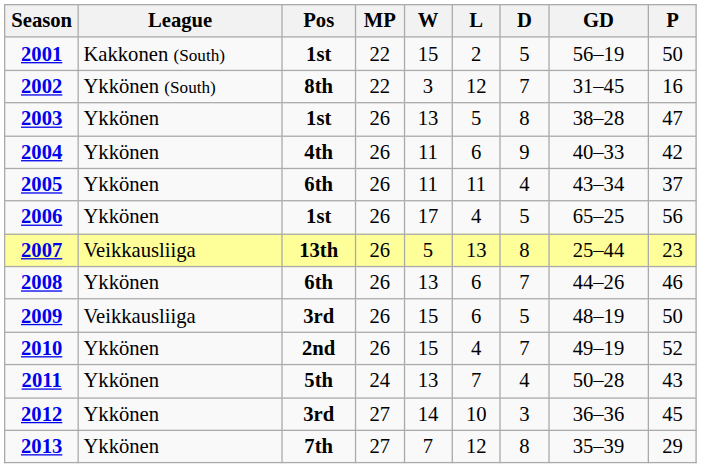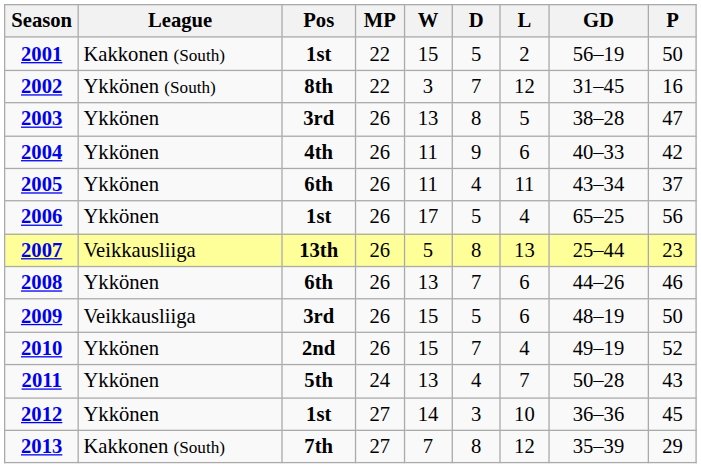columns swapped: (524, 20) <-> (476, 20)
(319, 119) 1st -> (319, 119) 3rd
(319, 413) 3rd -> (319, 413) 1st
(121, 446) Ykkönen -> (154, 446) Kakkonen (South)
